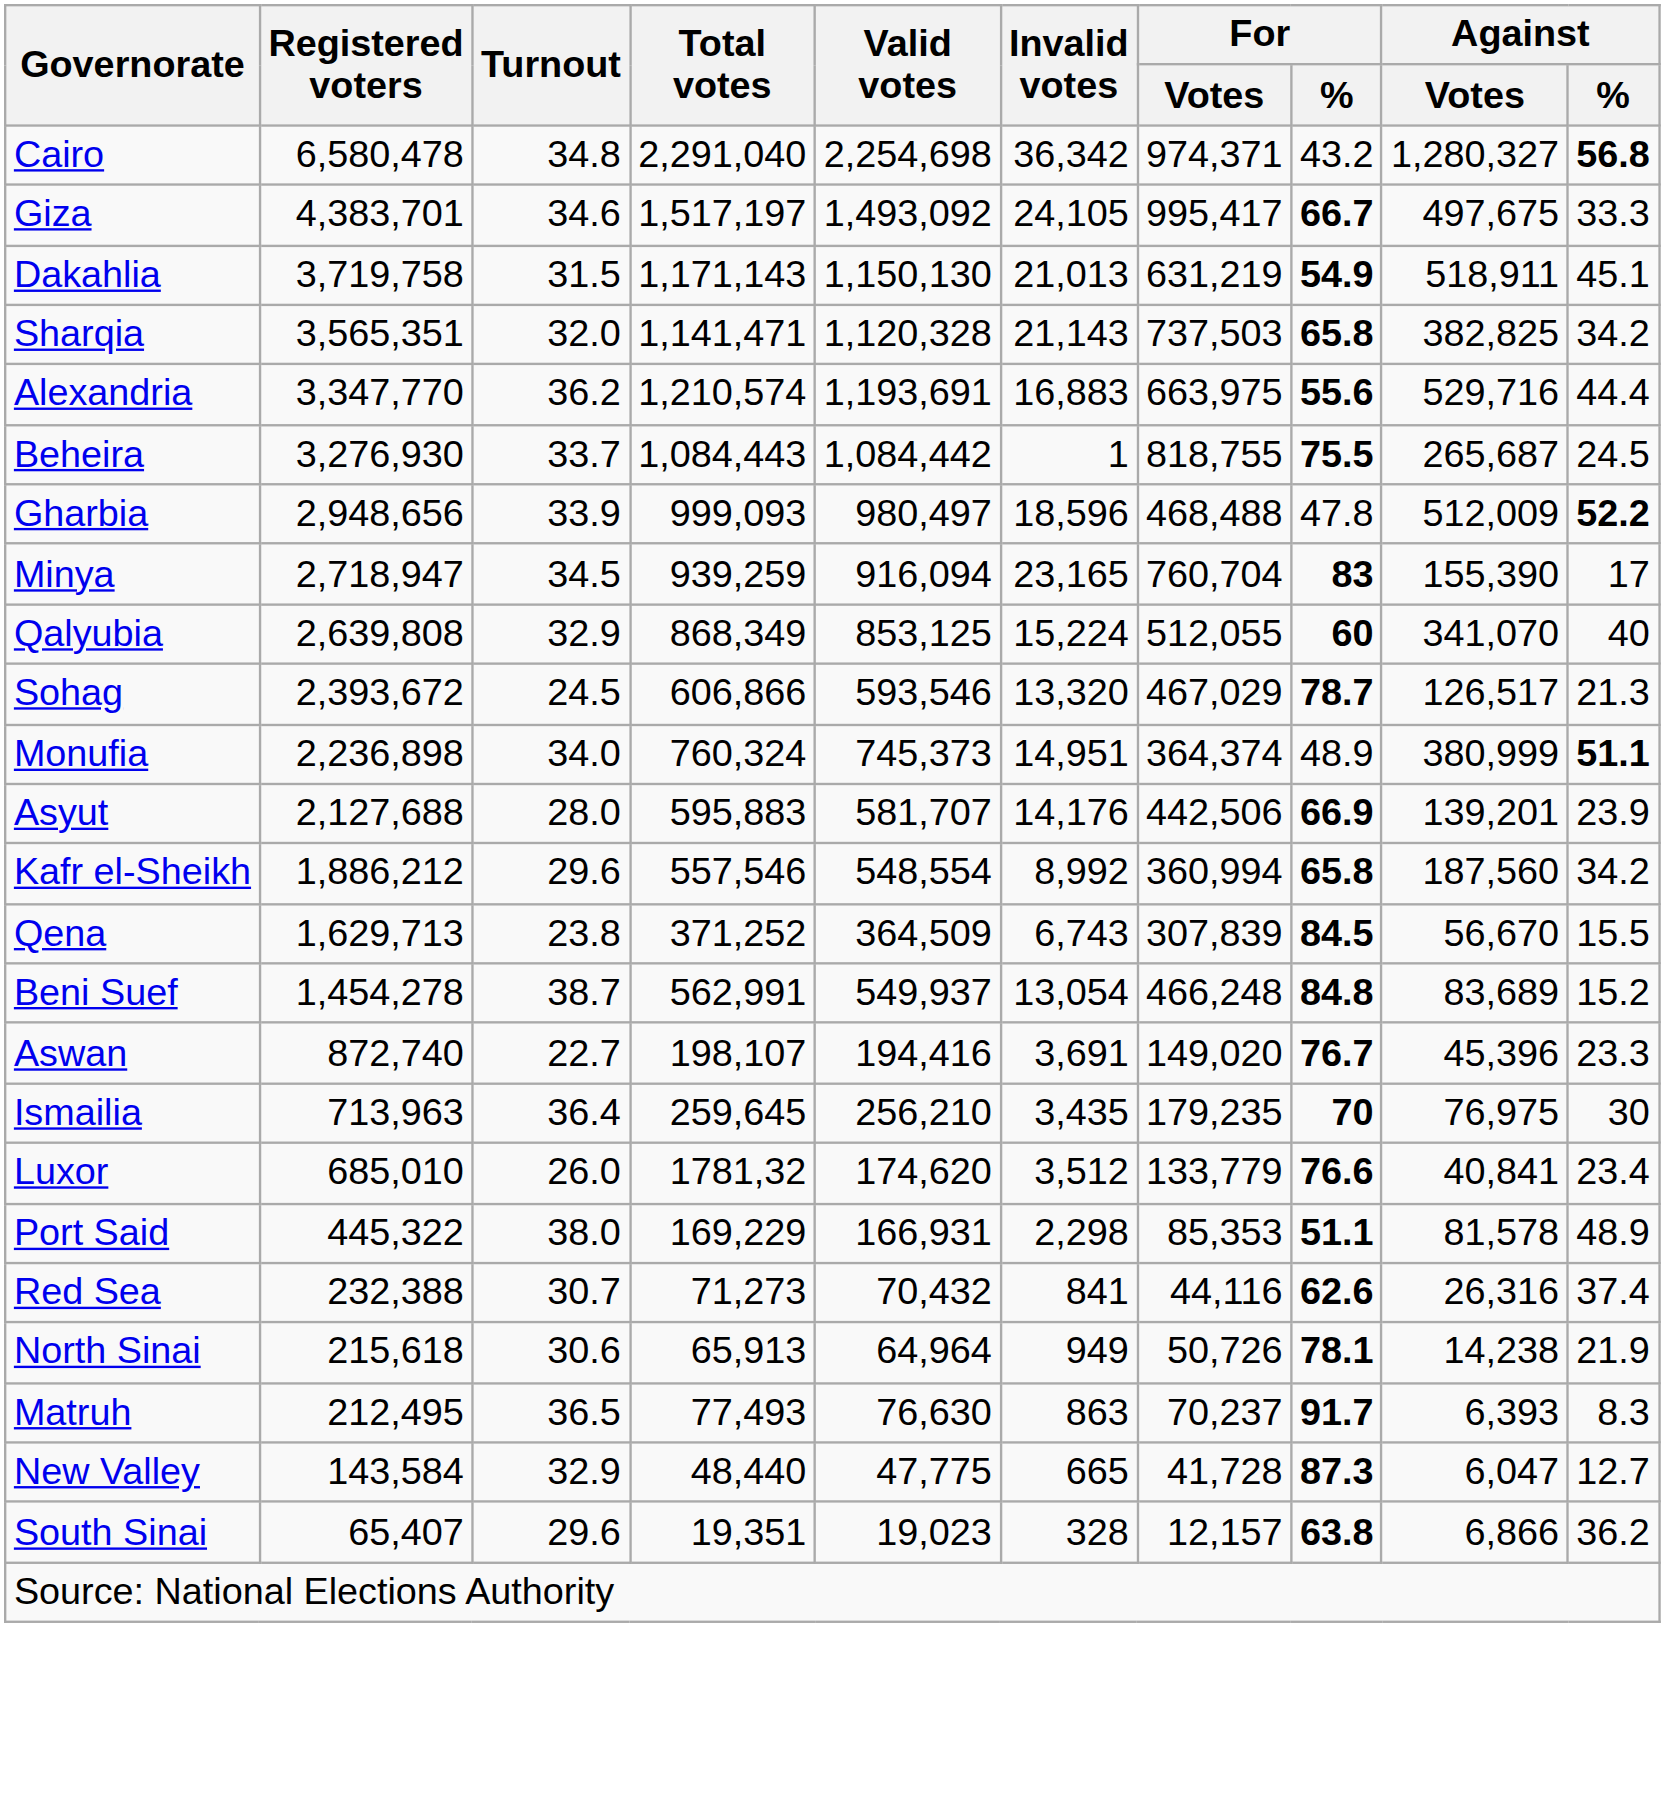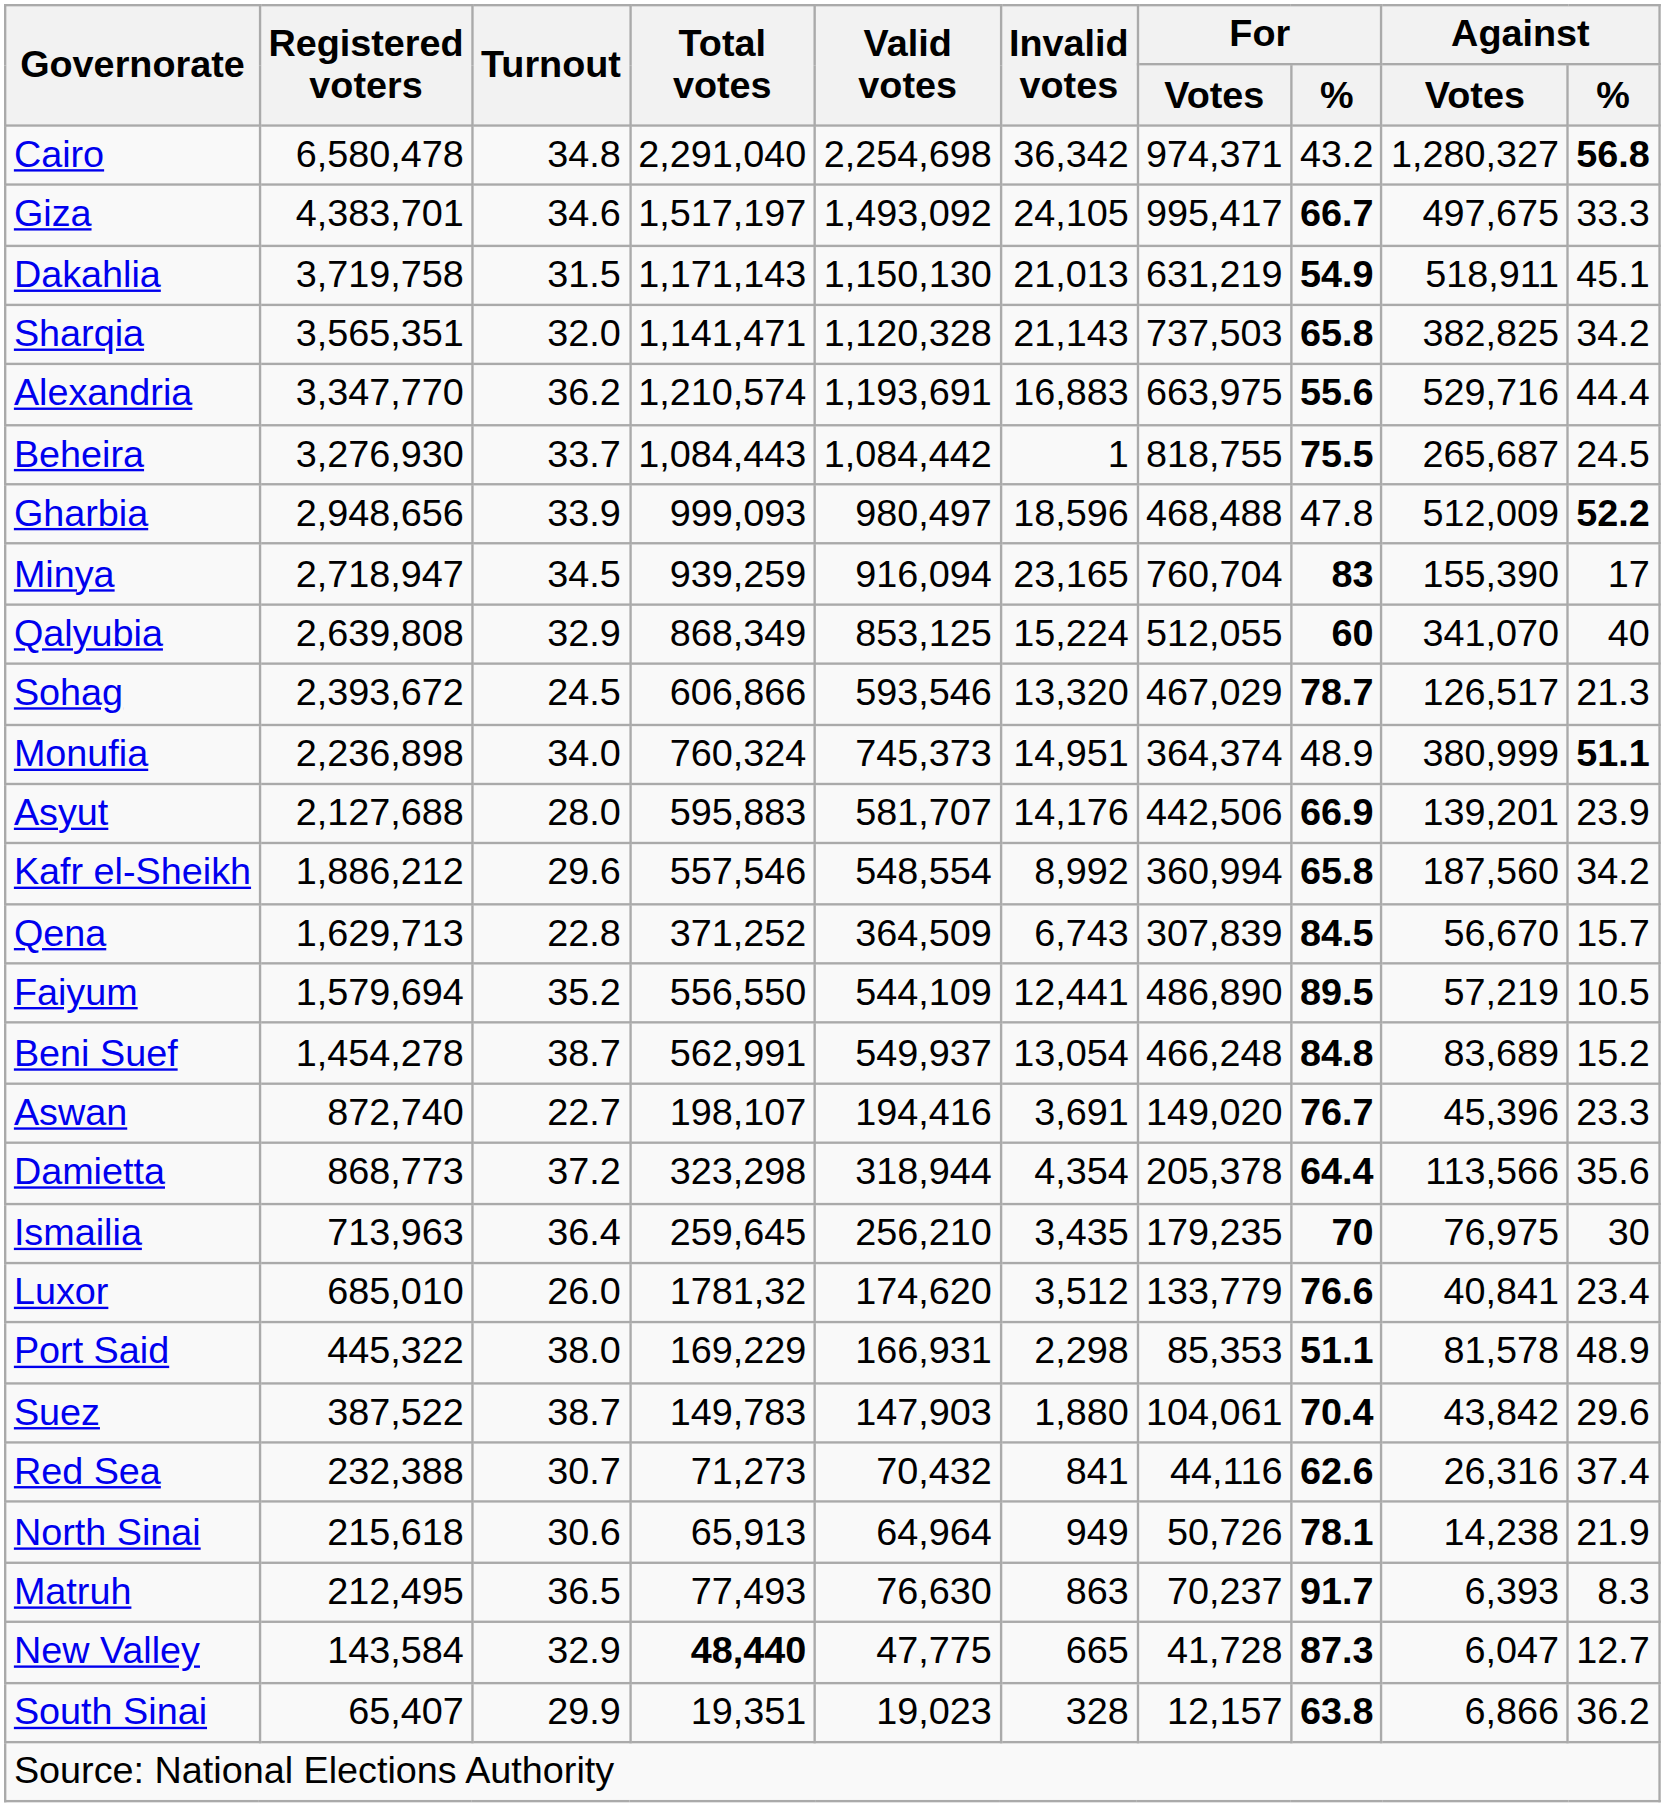(584, 932) 23.8 -> (584, 932) 22.8
(1613, 932) 15.5 -> (1613, 932) 15.7
+ row: (76, 992)
+ row: (89, 1172)
+ row: (57, 1411)
(749, 1471) normal -> (749, 1651) bold
(584, 1531) 29.6 -> (584, 1711) 29.9
